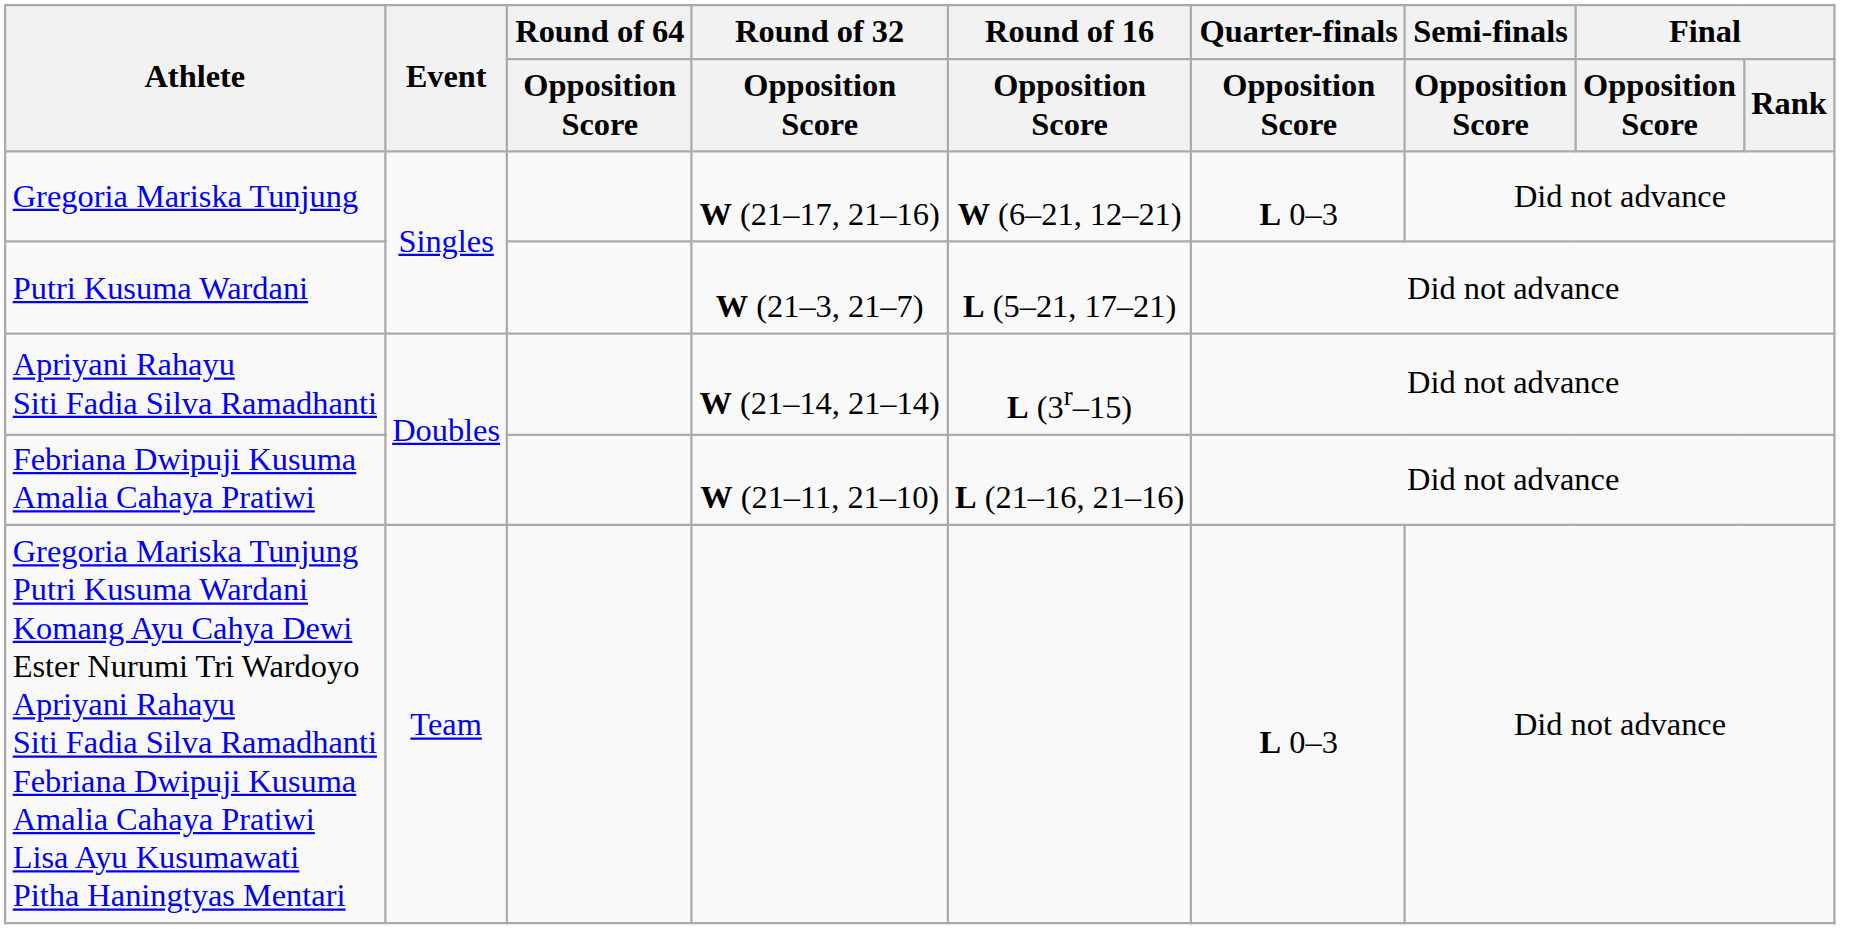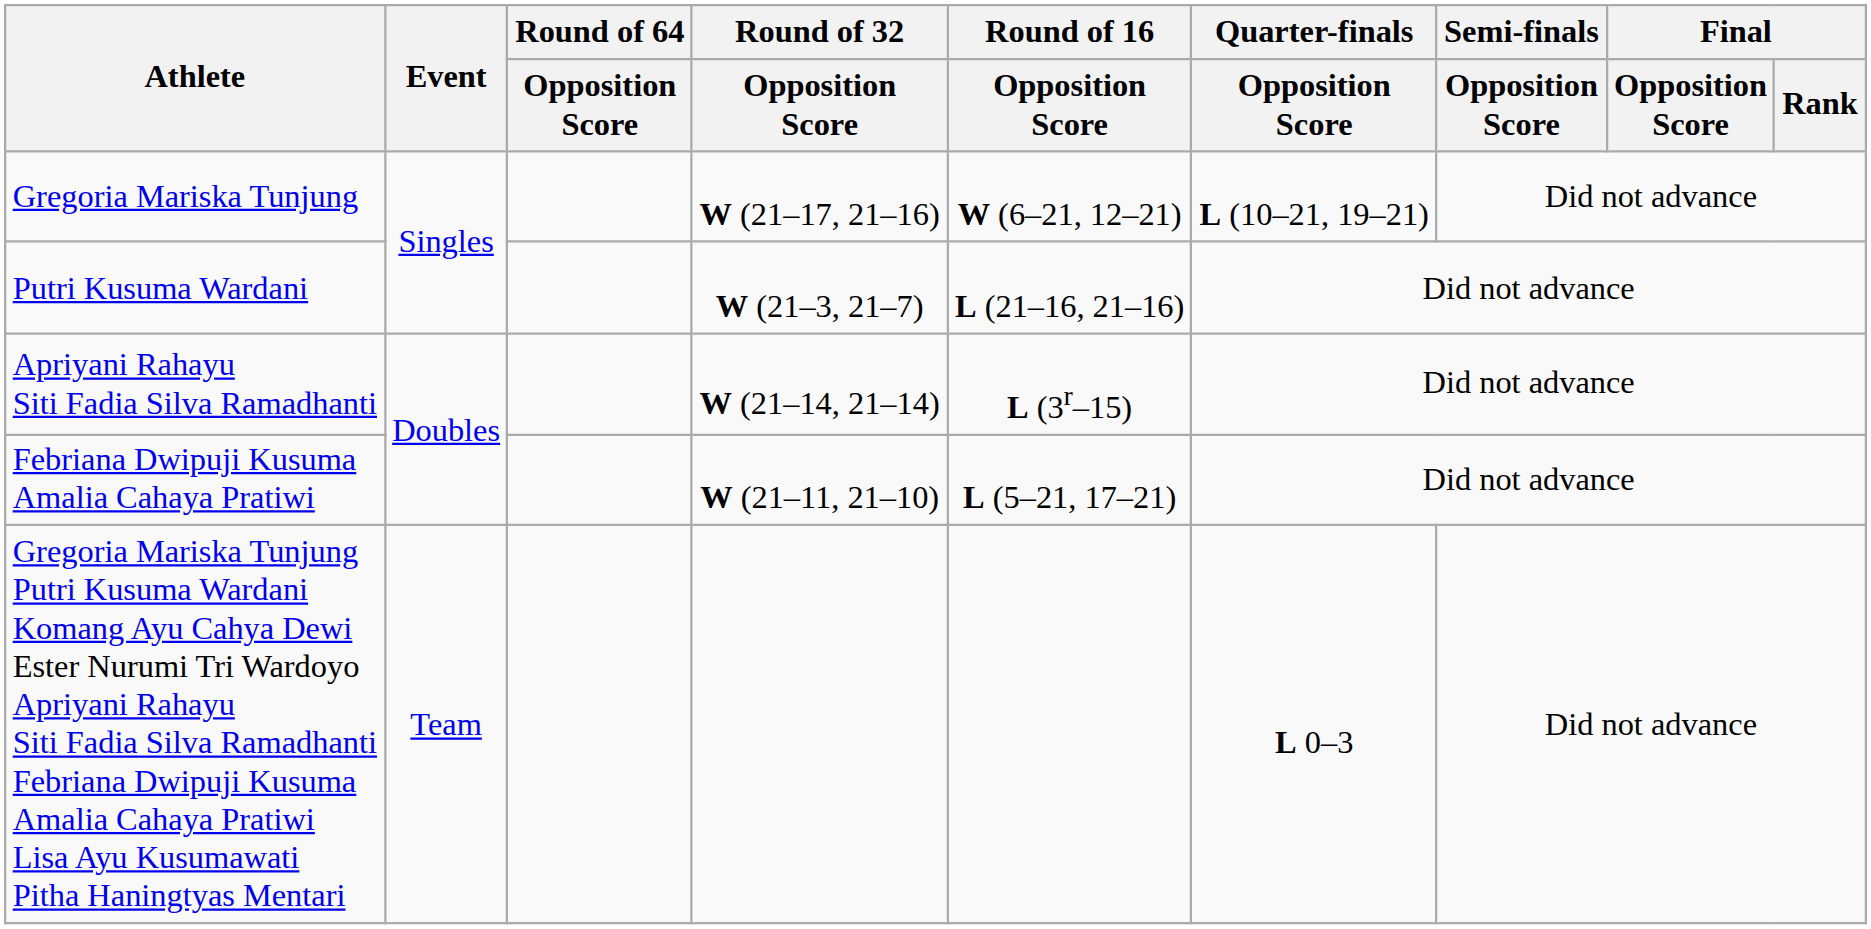(1299, 214) L 0–3 -> (1314, 214) L (10–21, 19–21)
(1070, 306) L (5–21, 17–21) -> (1070, 306) L (21–16, 21–16)
(1070, 498) L (21–16, 21–16) -> (1070, 498) L (5–21, 17–21)
